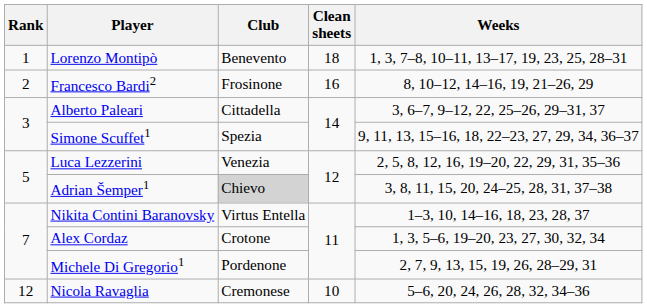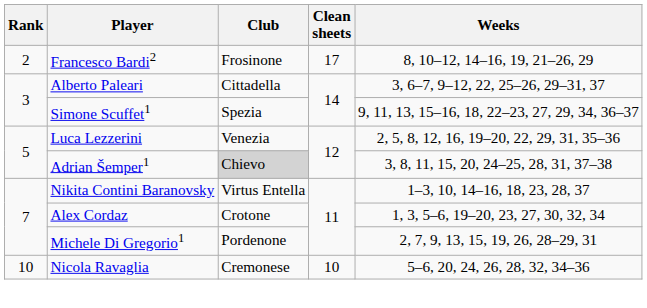- row: (104, 57)
(332, 83) 16 -> (332, 59) 17
(26, 291) 12 -> (26, 267) 10
